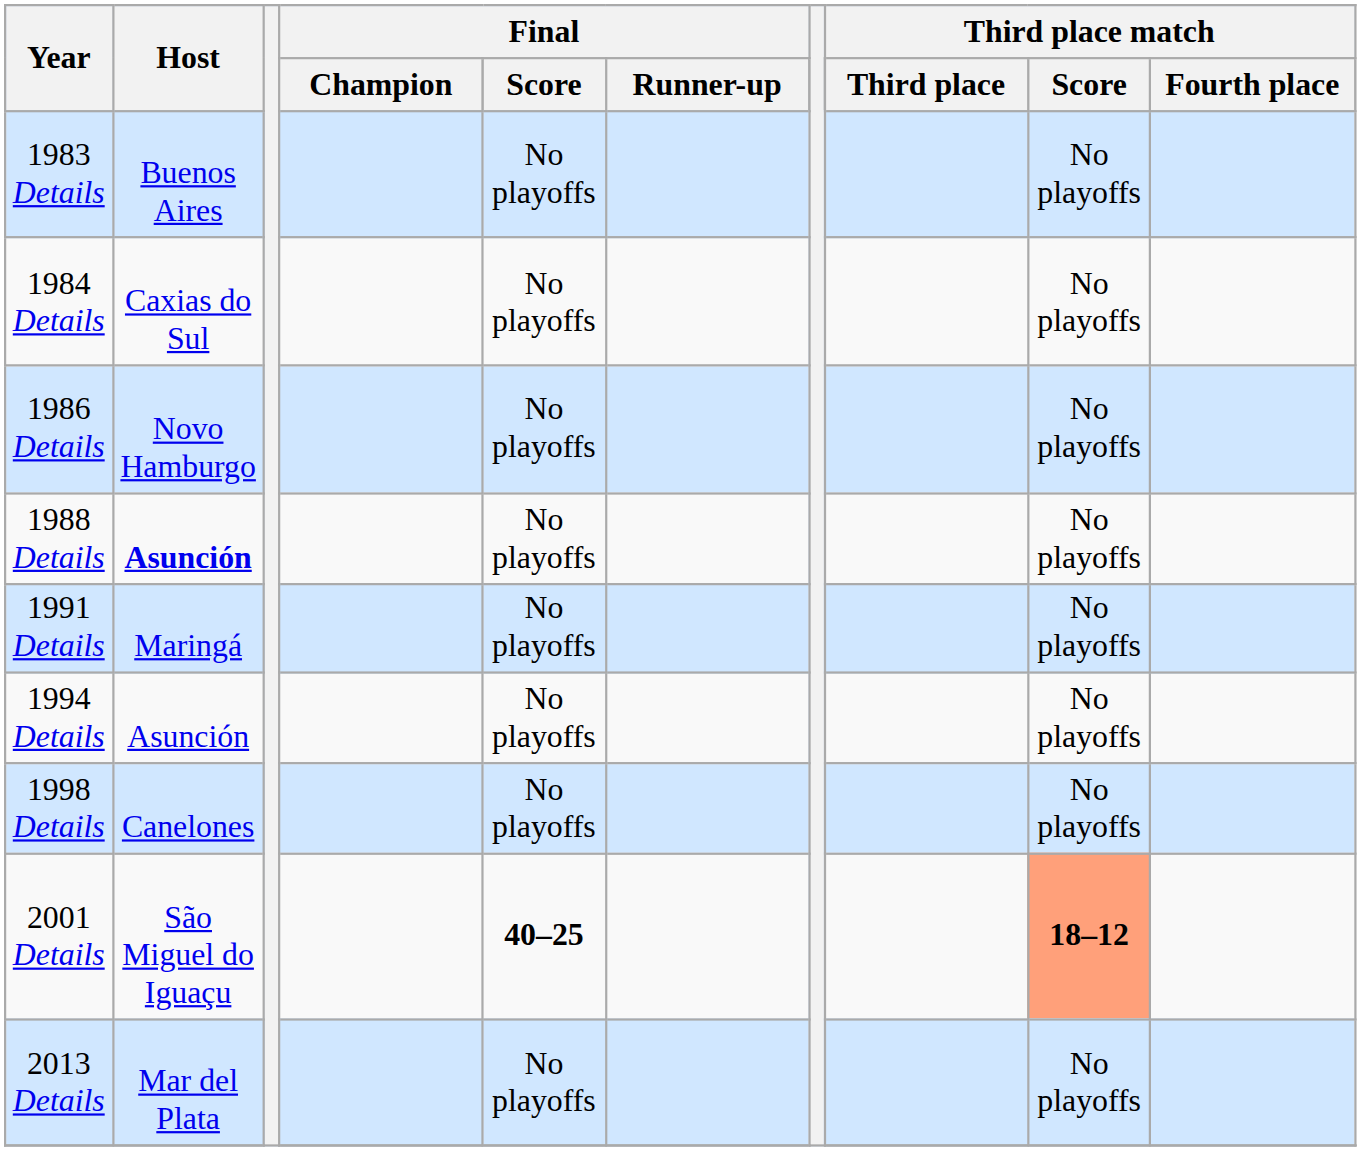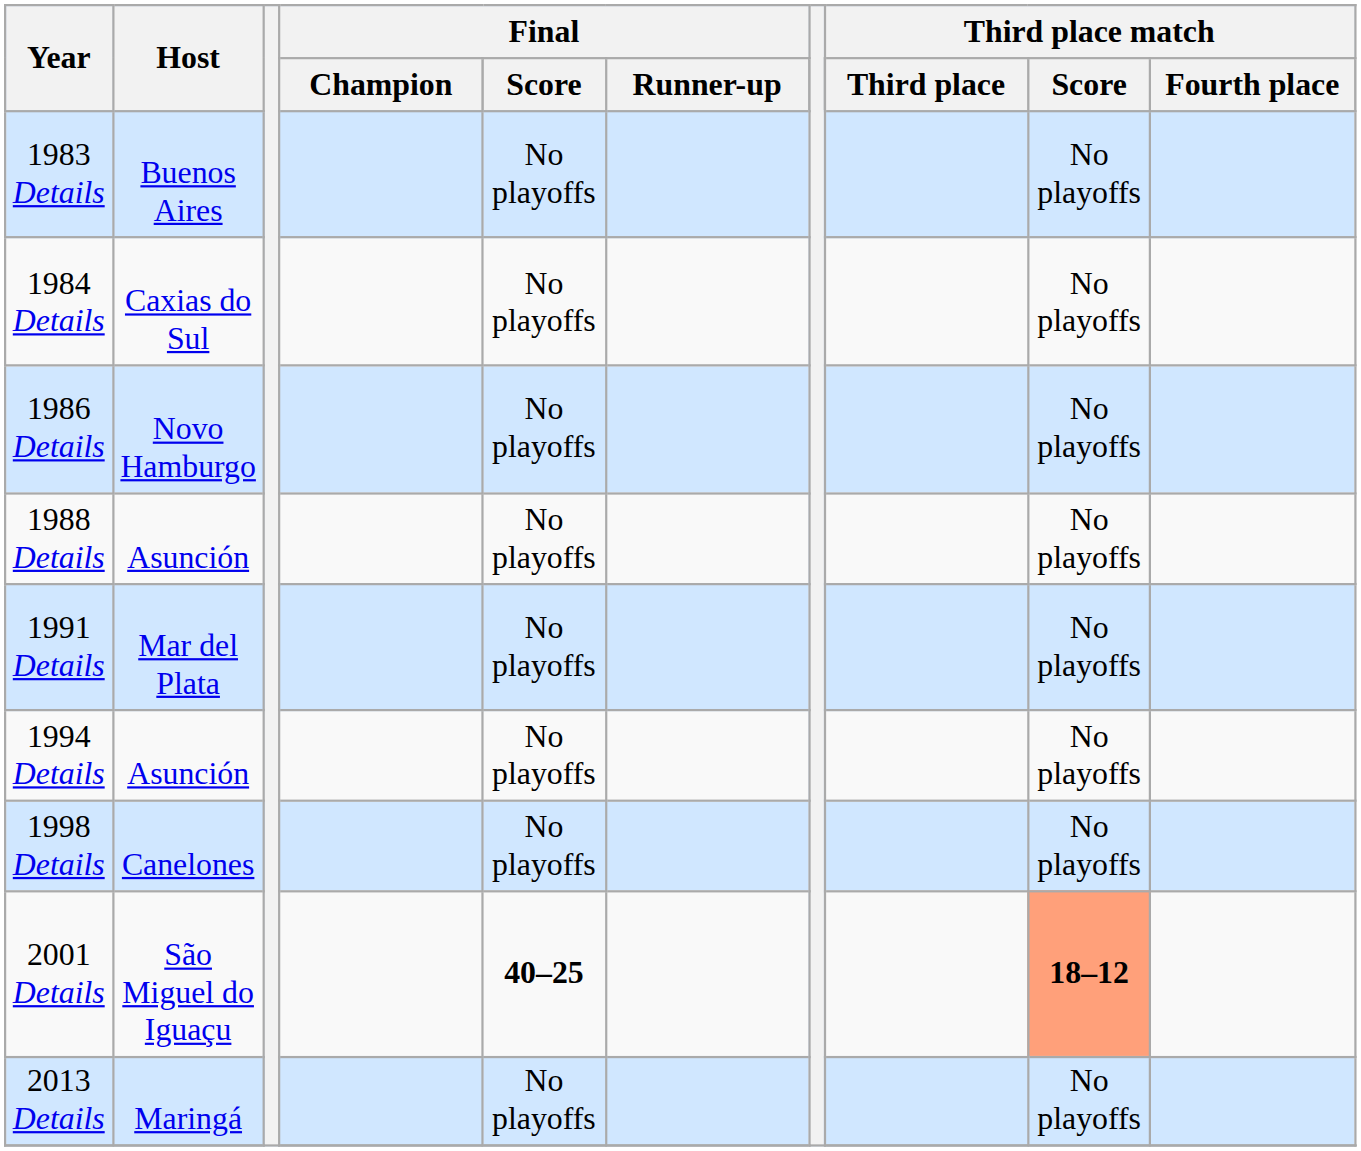(188, 556) bold -> (188, 556) normal
(188, 646) Maringá -> (188, 665) Mar del Plata
(188, 1100) Mar del Plata -> (188, 1119) Maringá
